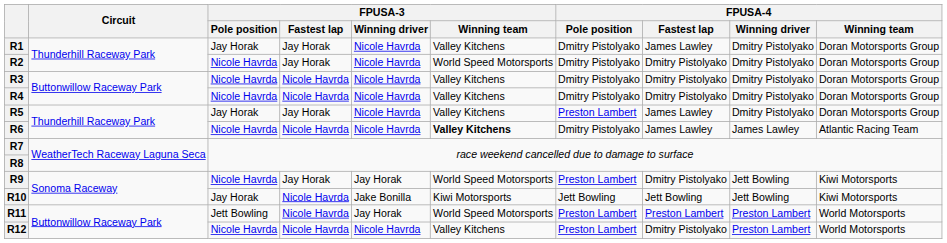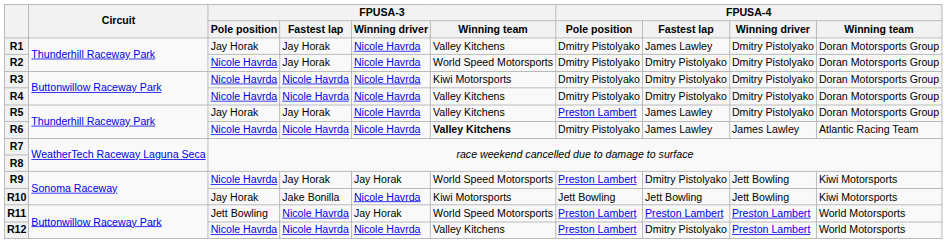(469, 79) Valley Kitchens -> (472, 79) Kiwi Motorsports
(316, 196) Nicole Havrda -> (311, 196) Jake Bonilla
(382, 196) Jake Bonilla -> (387, 196) Nicole Havrda
